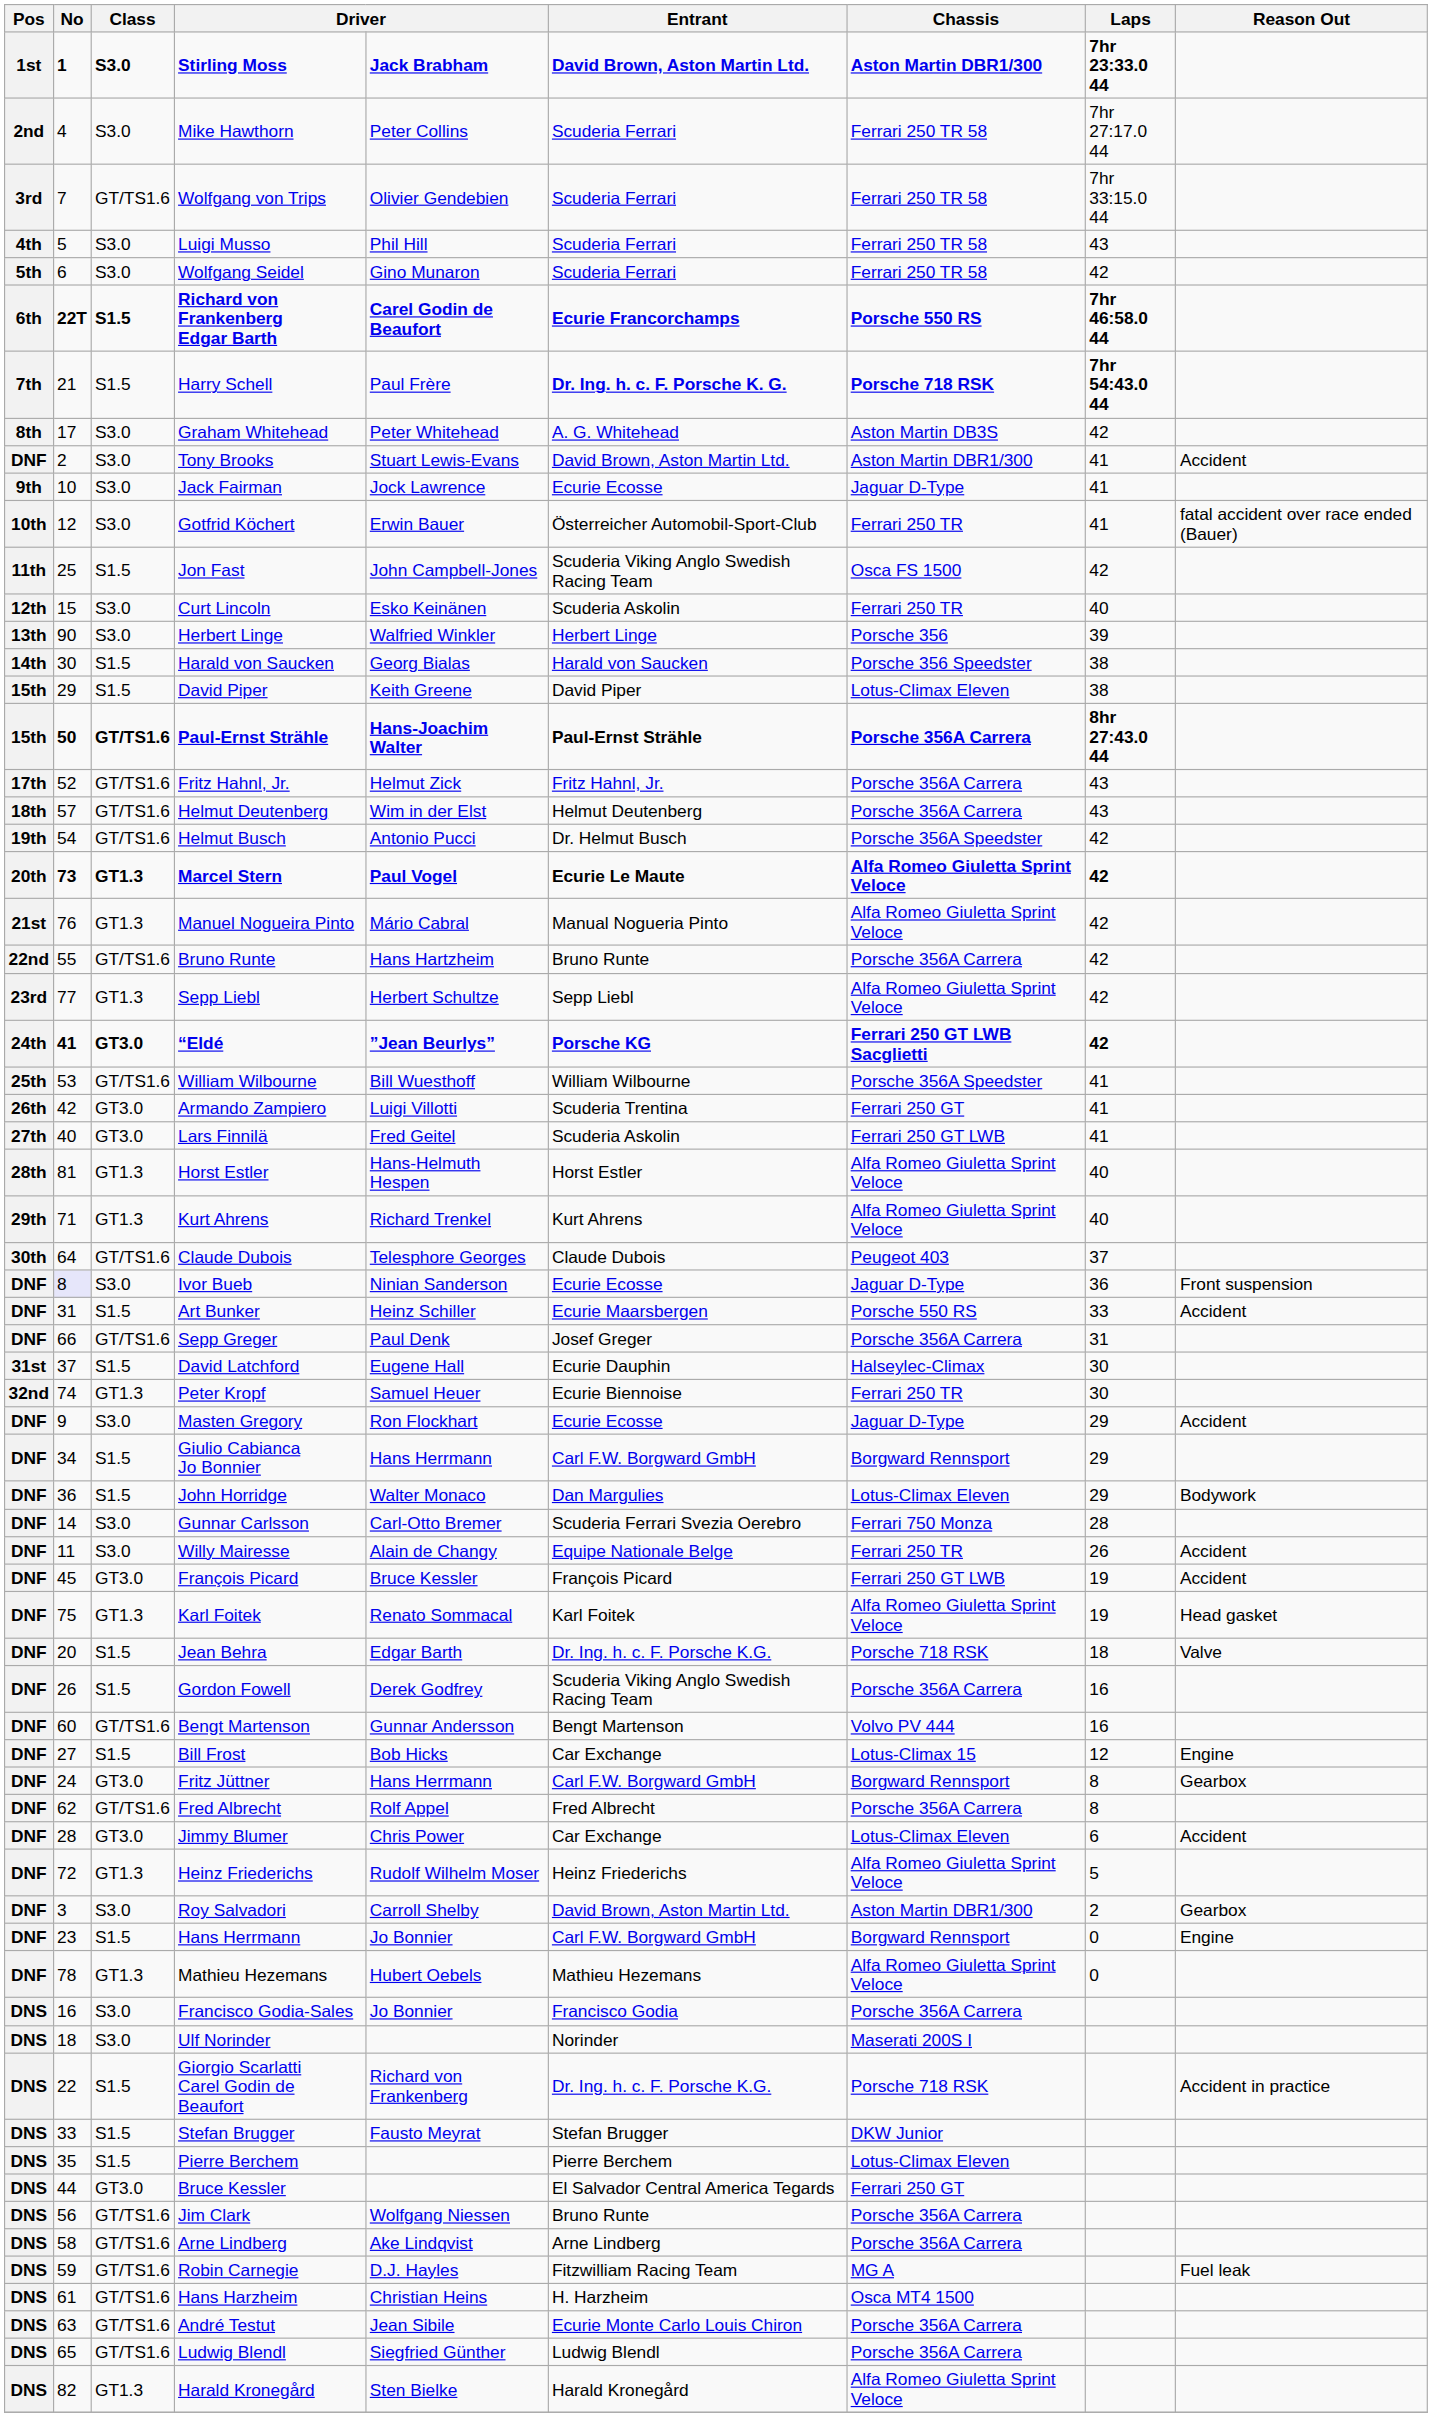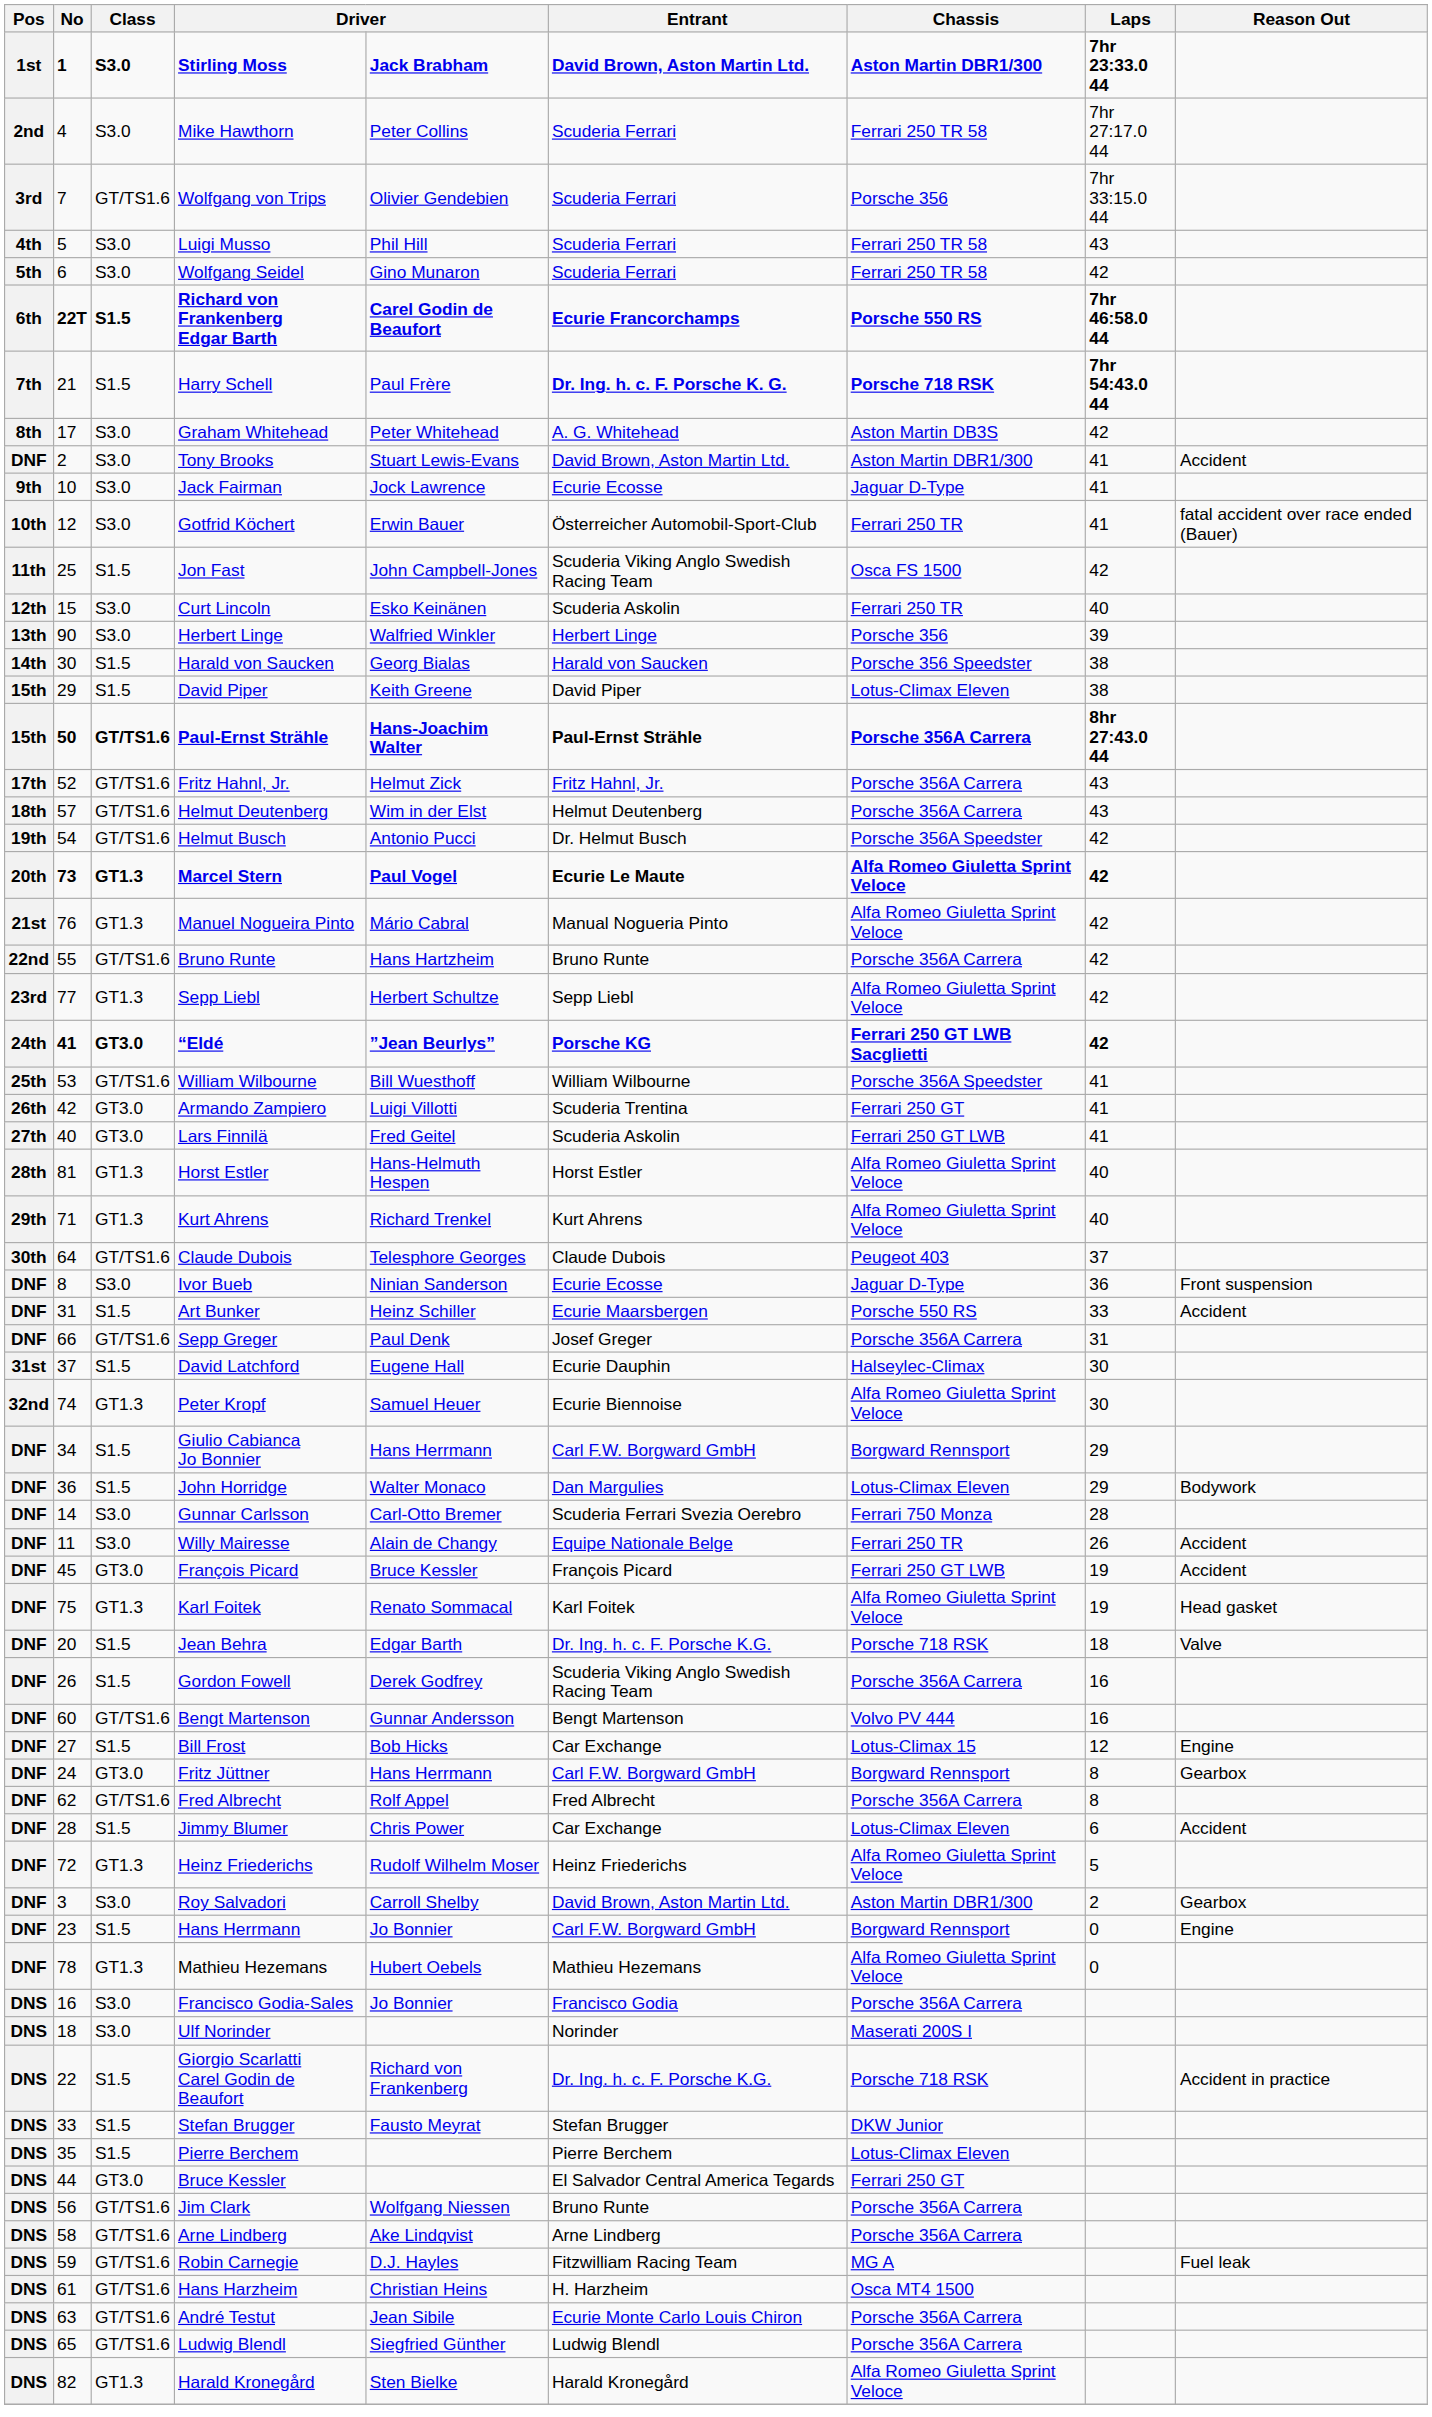(919, 198) Ferrari 250 TR 58 -> (899, 198) Porsche 356
(62, 1284) lavender background -> (62, 1284) no background
(907, 1394) Ferrari 250 TR -> (953, 1403) Alfa Romeo Giuletta Sprint Veloce
- row: (240, 1421)
(119, 1836) GT3.0 -> (113, 1828) S1.5
